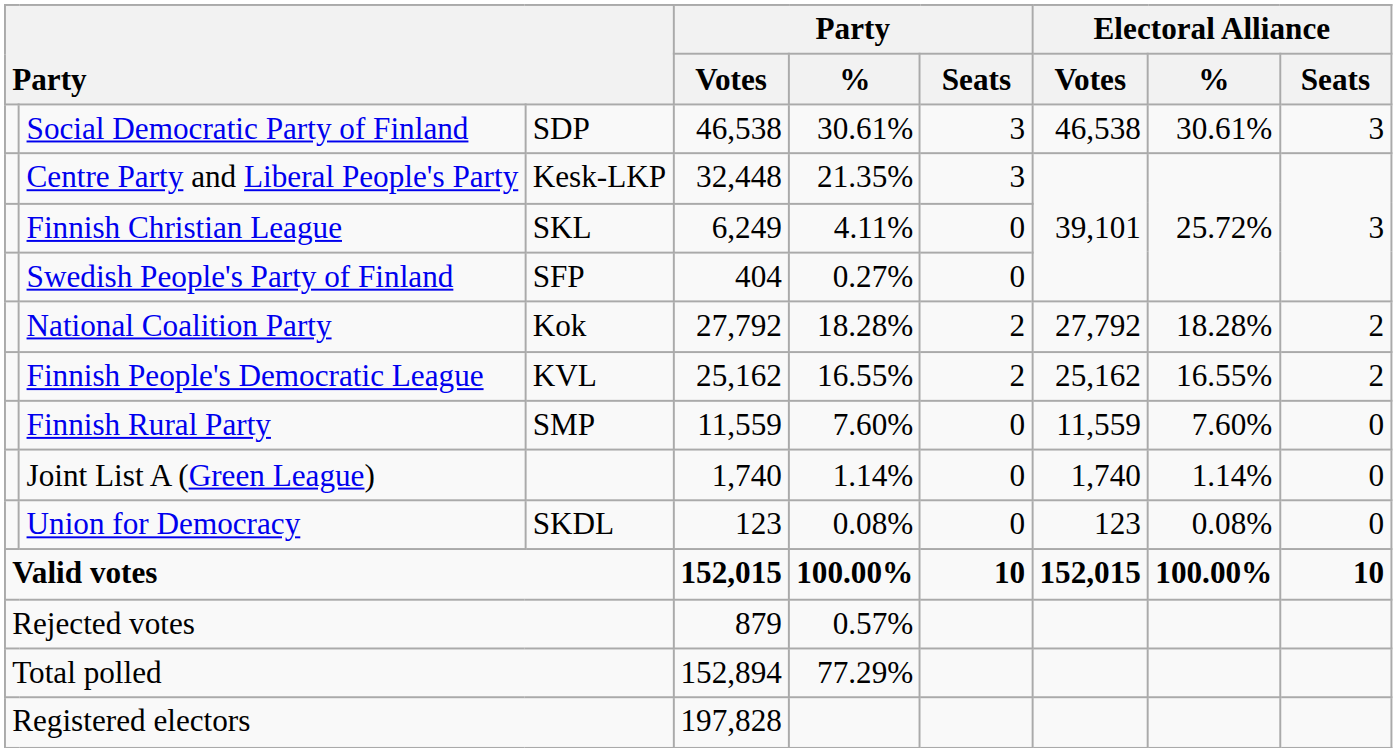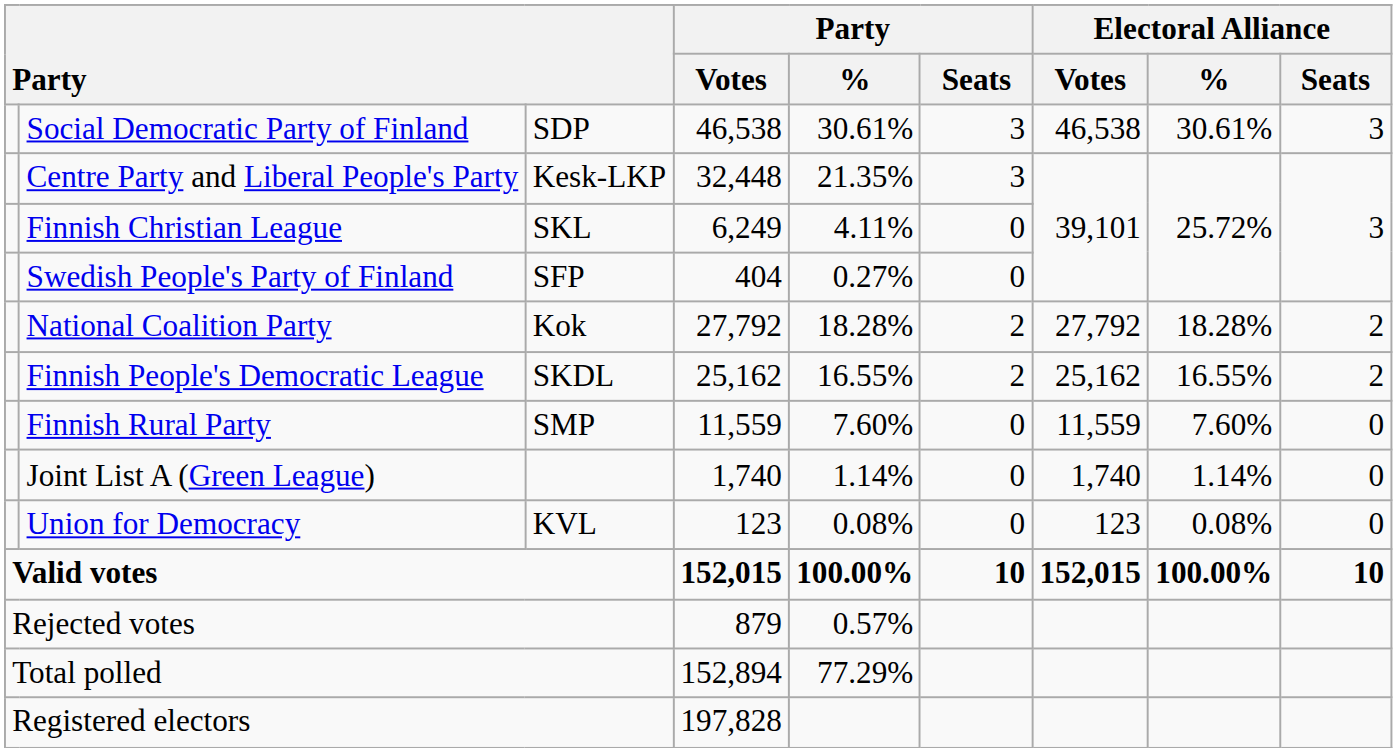(565, 375) KVL -> (573, 375) SKDL
(573, 524) SKDL -> (565, 524) KVL
